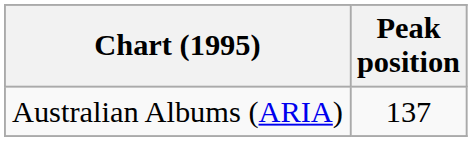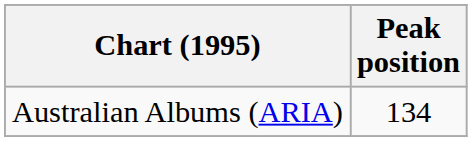(408, 111) 137 -> (408, 111) 134
